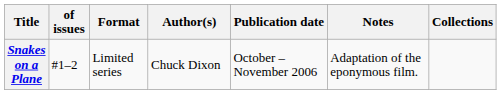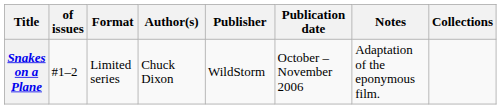+ column: (240, 22)
